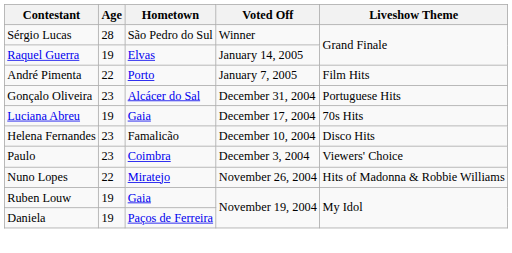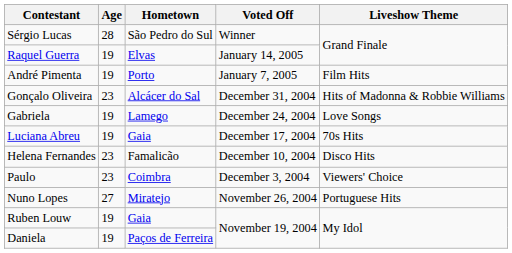(108, 75) 22 -> (108, 75) 19
(362, 96) Portuguese Hits -> (414, 96) Hits of Madonna & Robbie Williams
+ row: (28, 116)
(108, 177) 22 -> (108, 197) 27
(414, 177) Hits of Madonna & Robbie Williams -> (362, 197) Portuguese Hits
